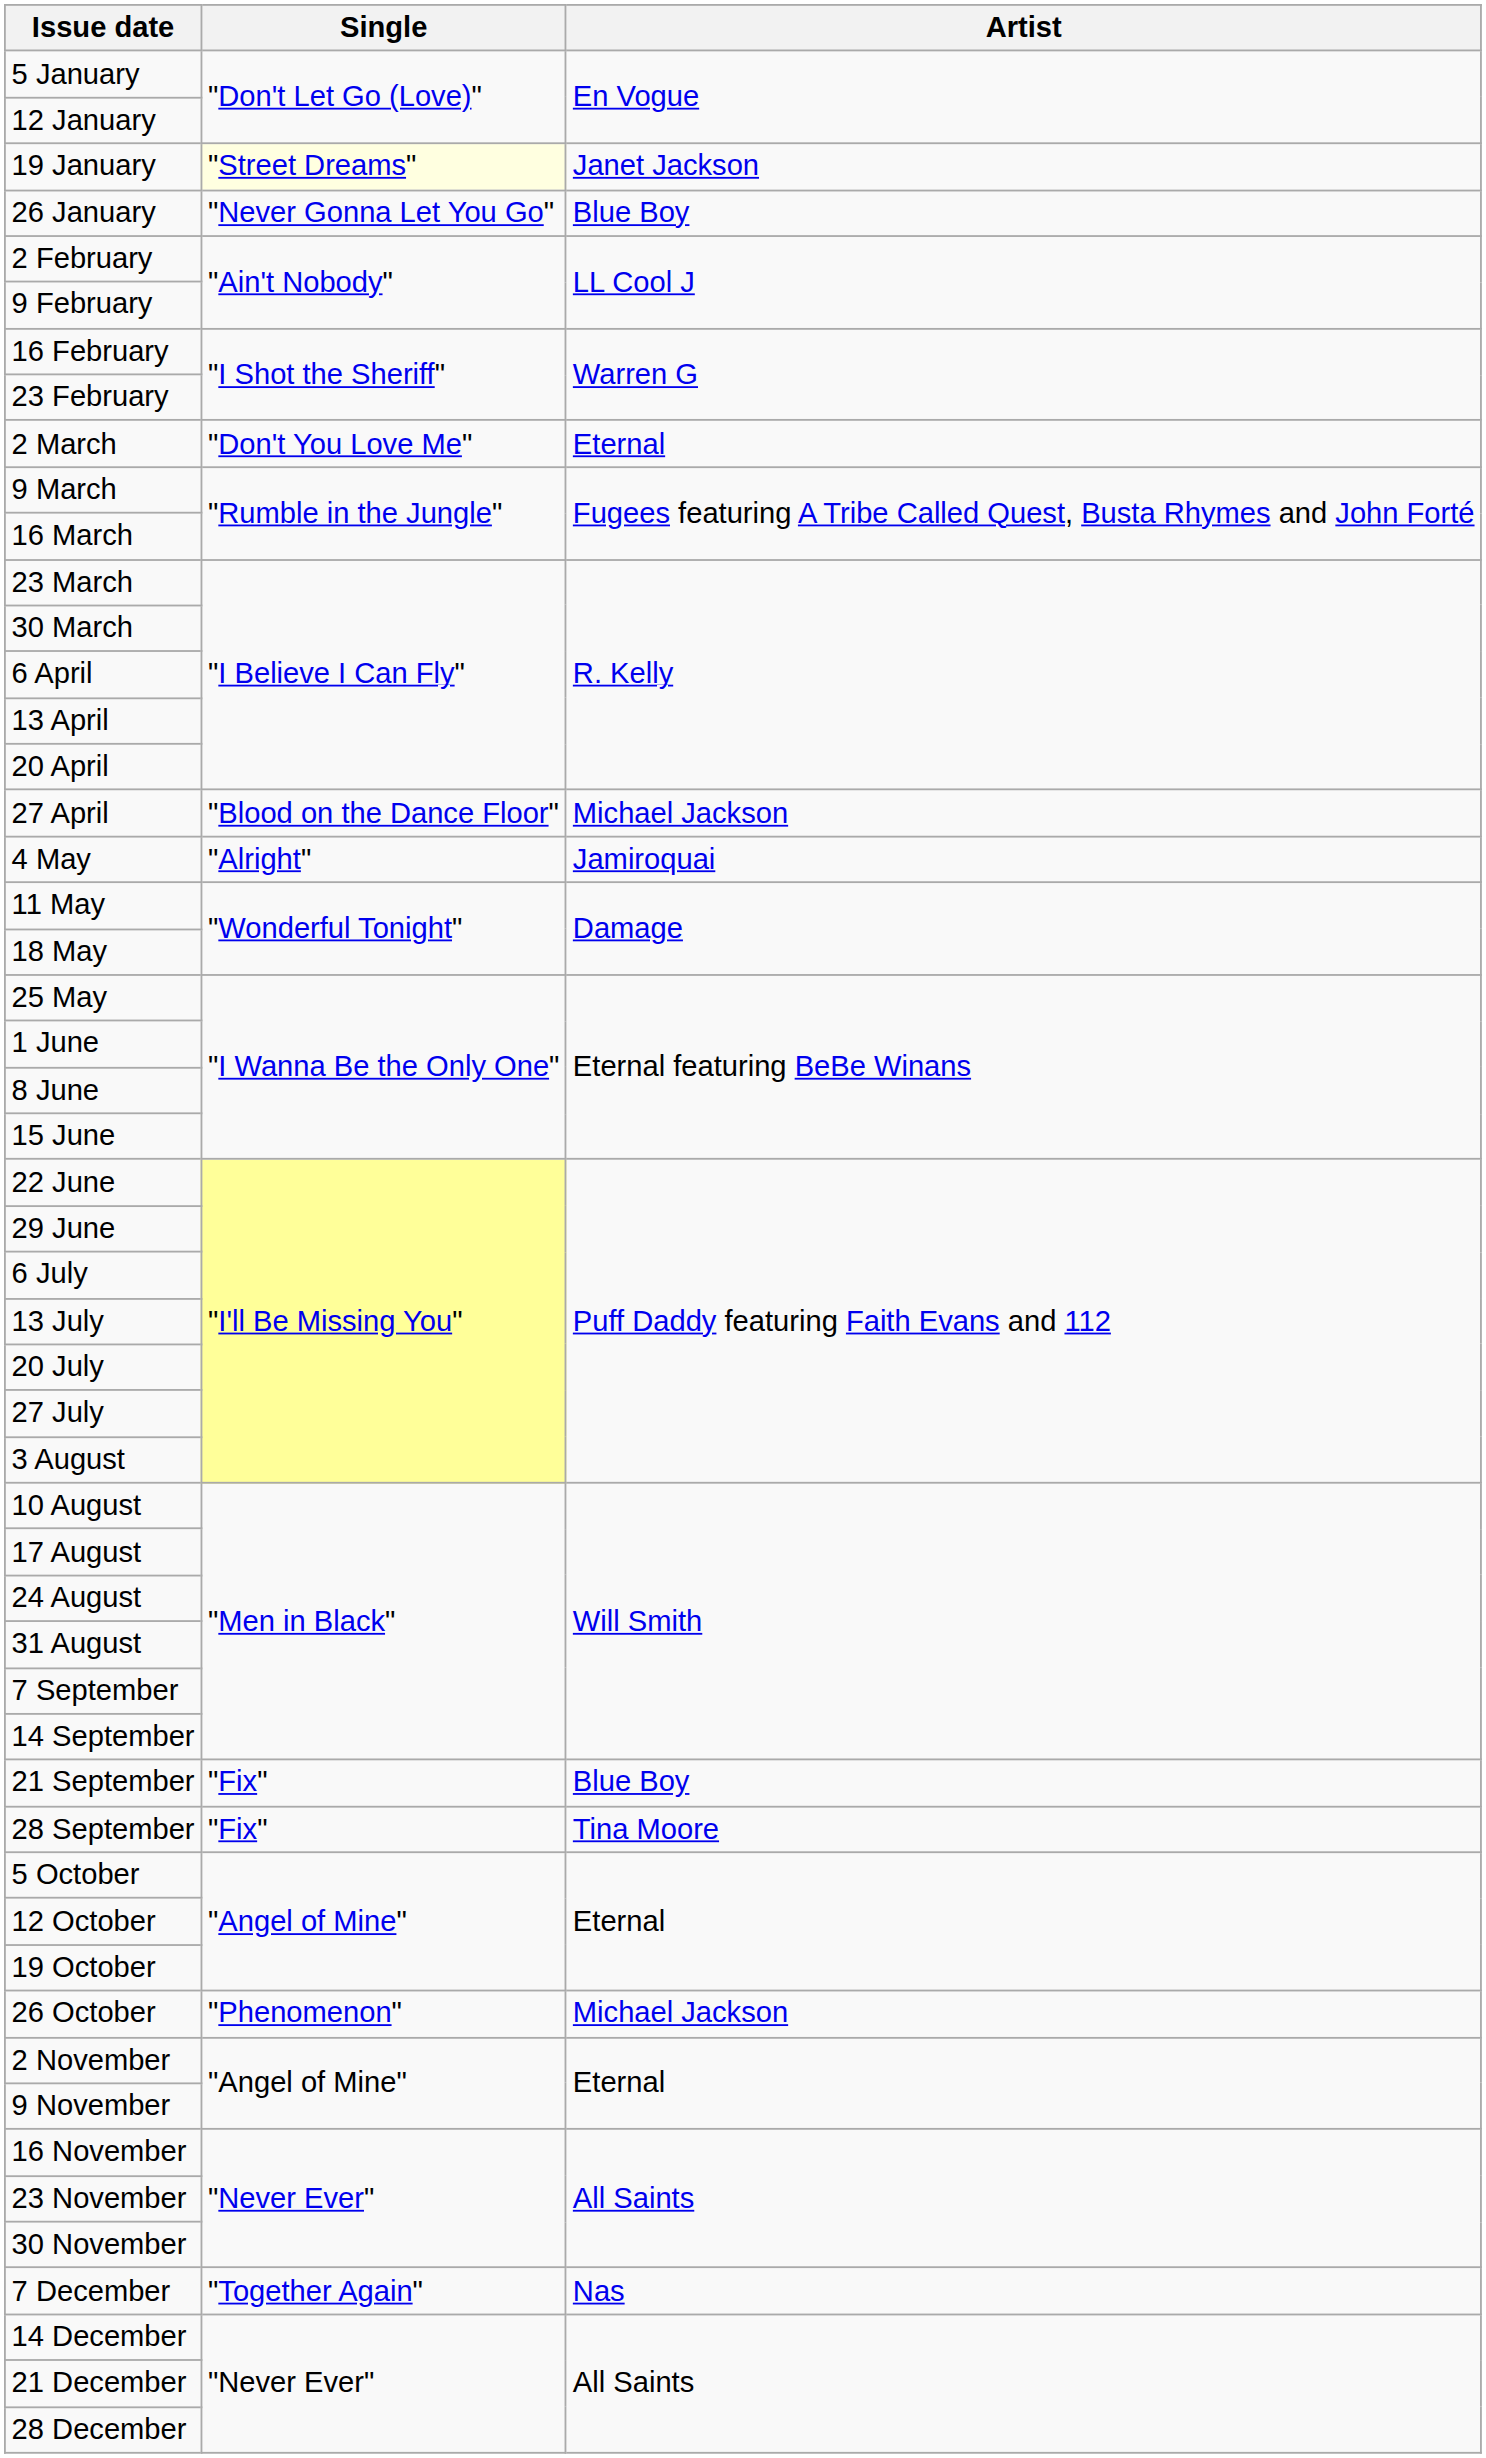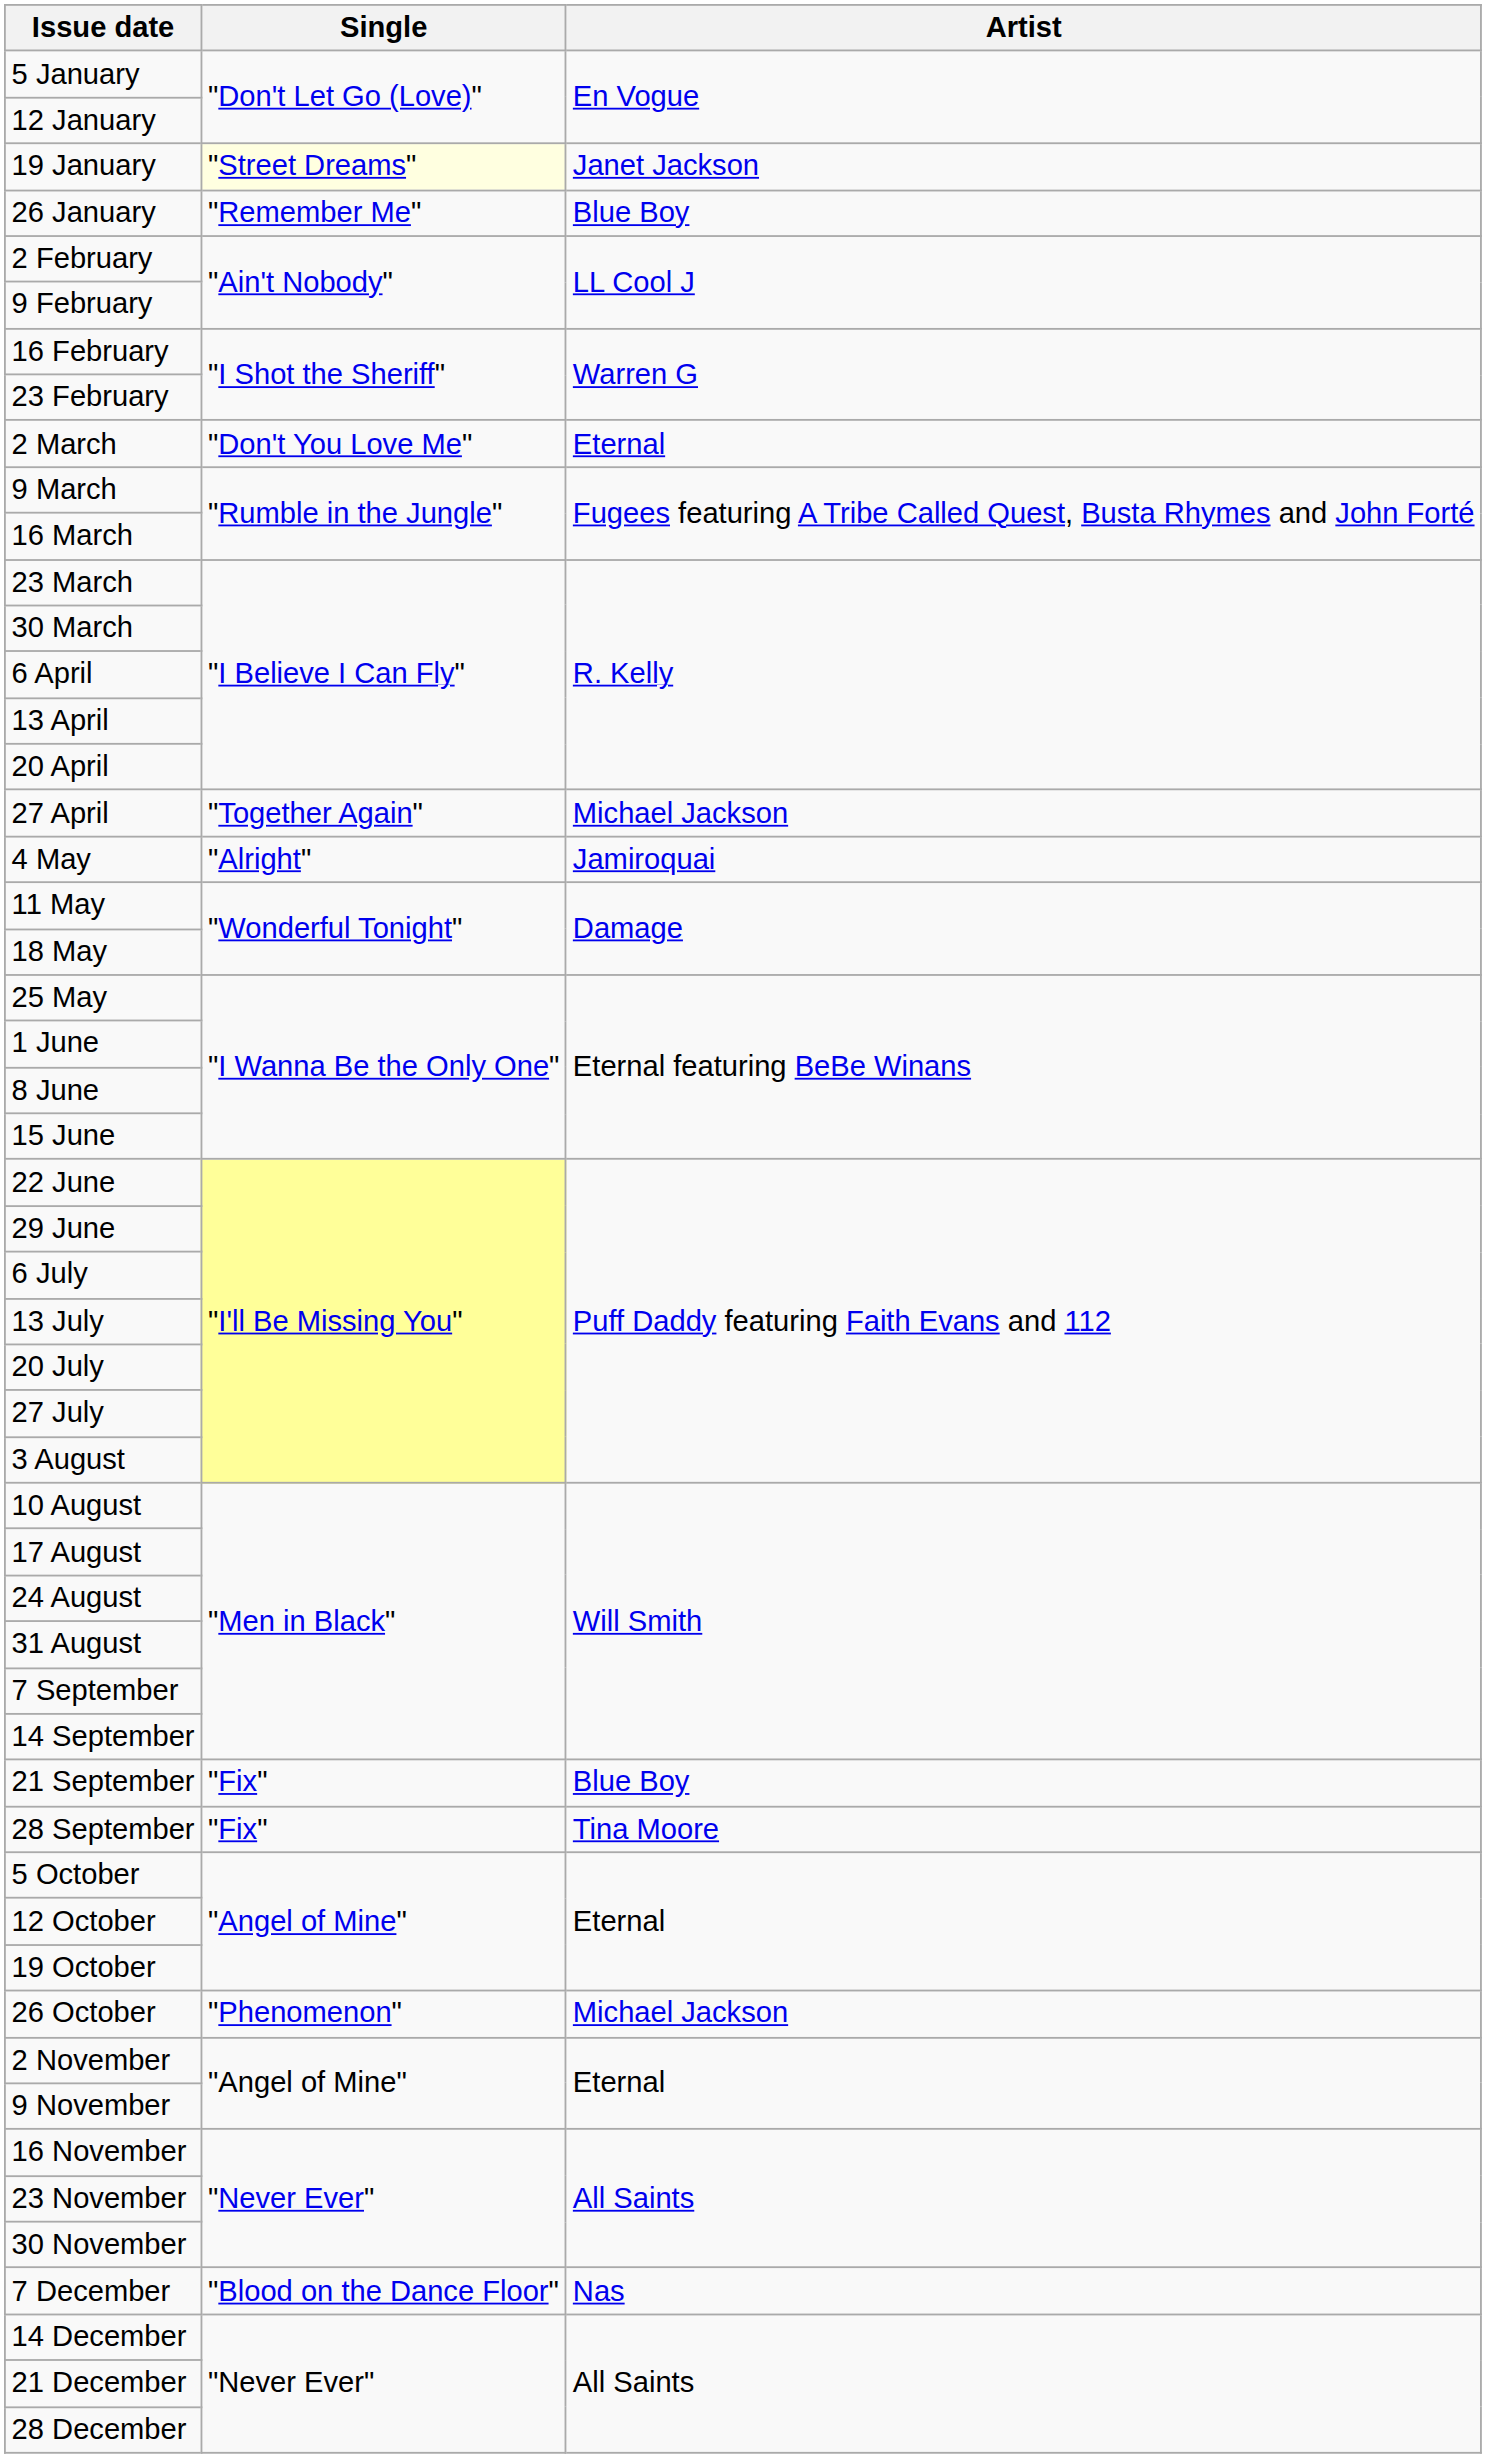(381, 212) "Never Gonna Let You Go" -> (315, 212) "Remember Me"
(383, 812) "Blood on the Dance Floor" -> (315, 812) "Together Again"
(315, 2290) "Together Again" -> (383, 2290) "Blood on the Dance Floor"
